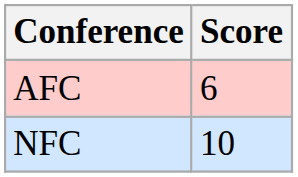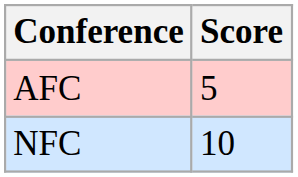(209, 87) 6 -> (209, 87) 5
